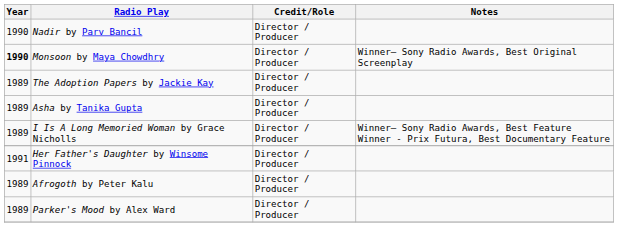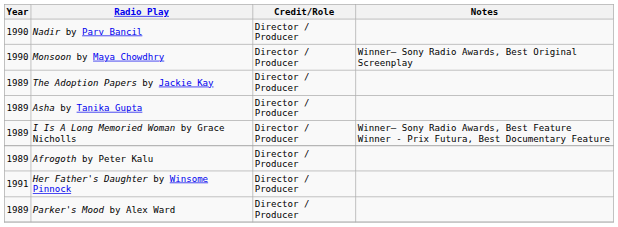(17, 57) bold -> (17, 57) normal
rows swapped: (120, 159) <-> (93, 184)
